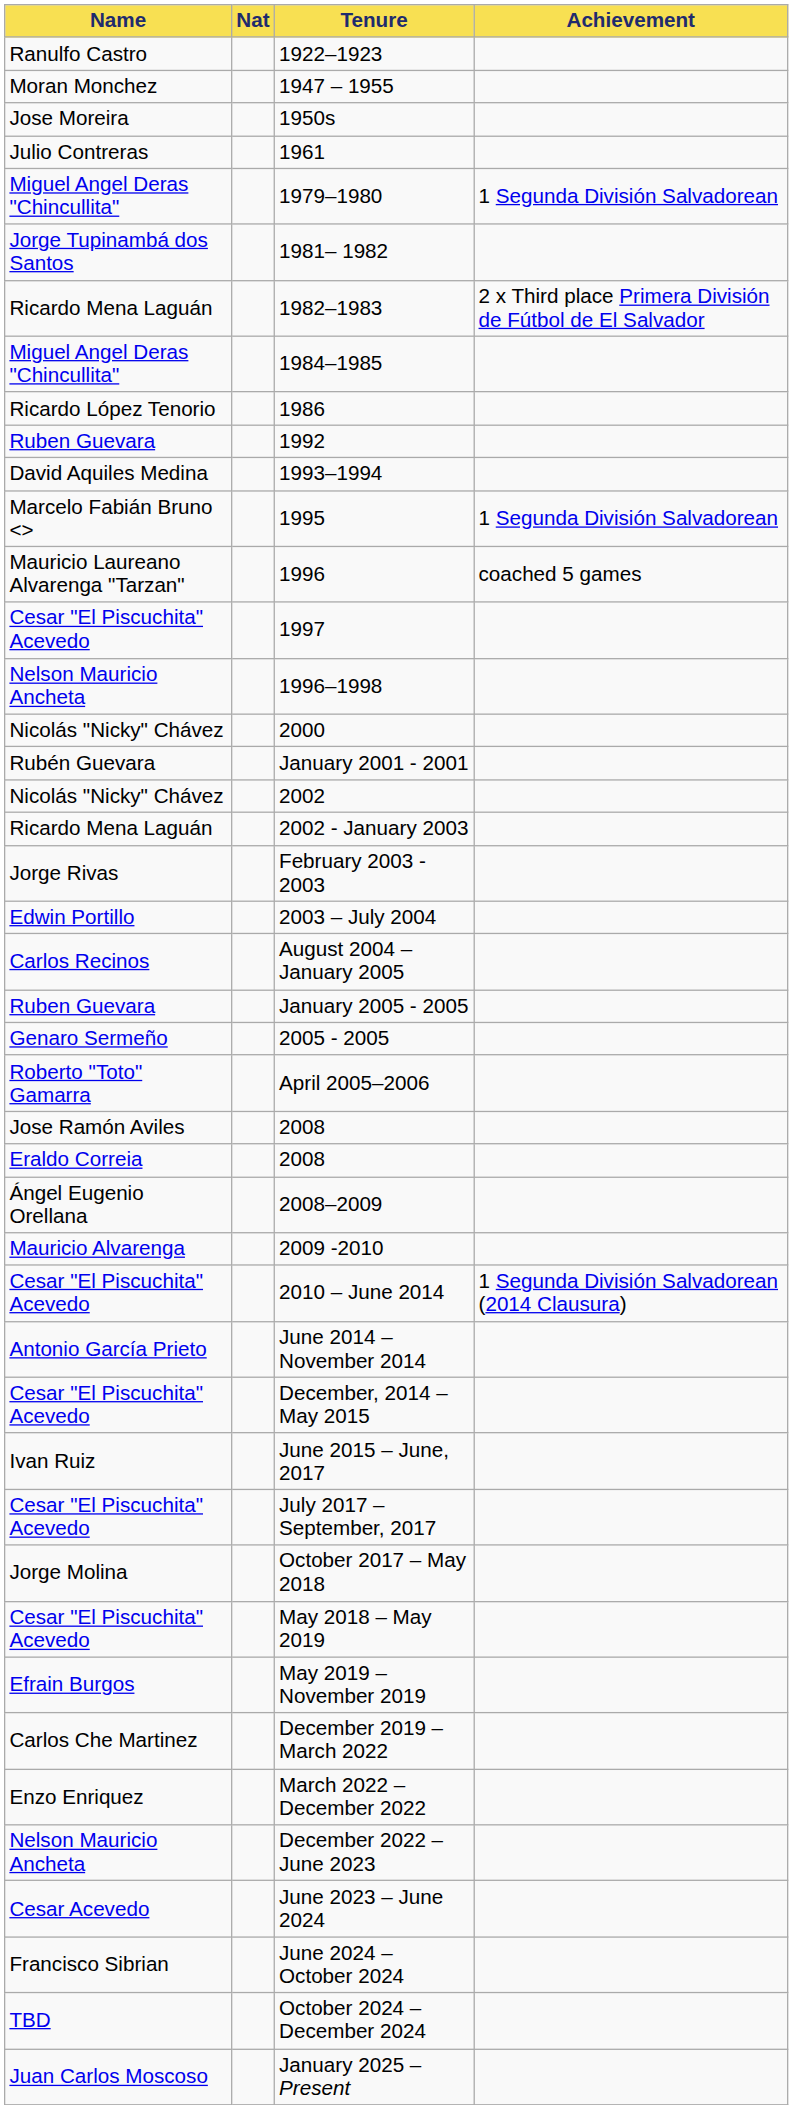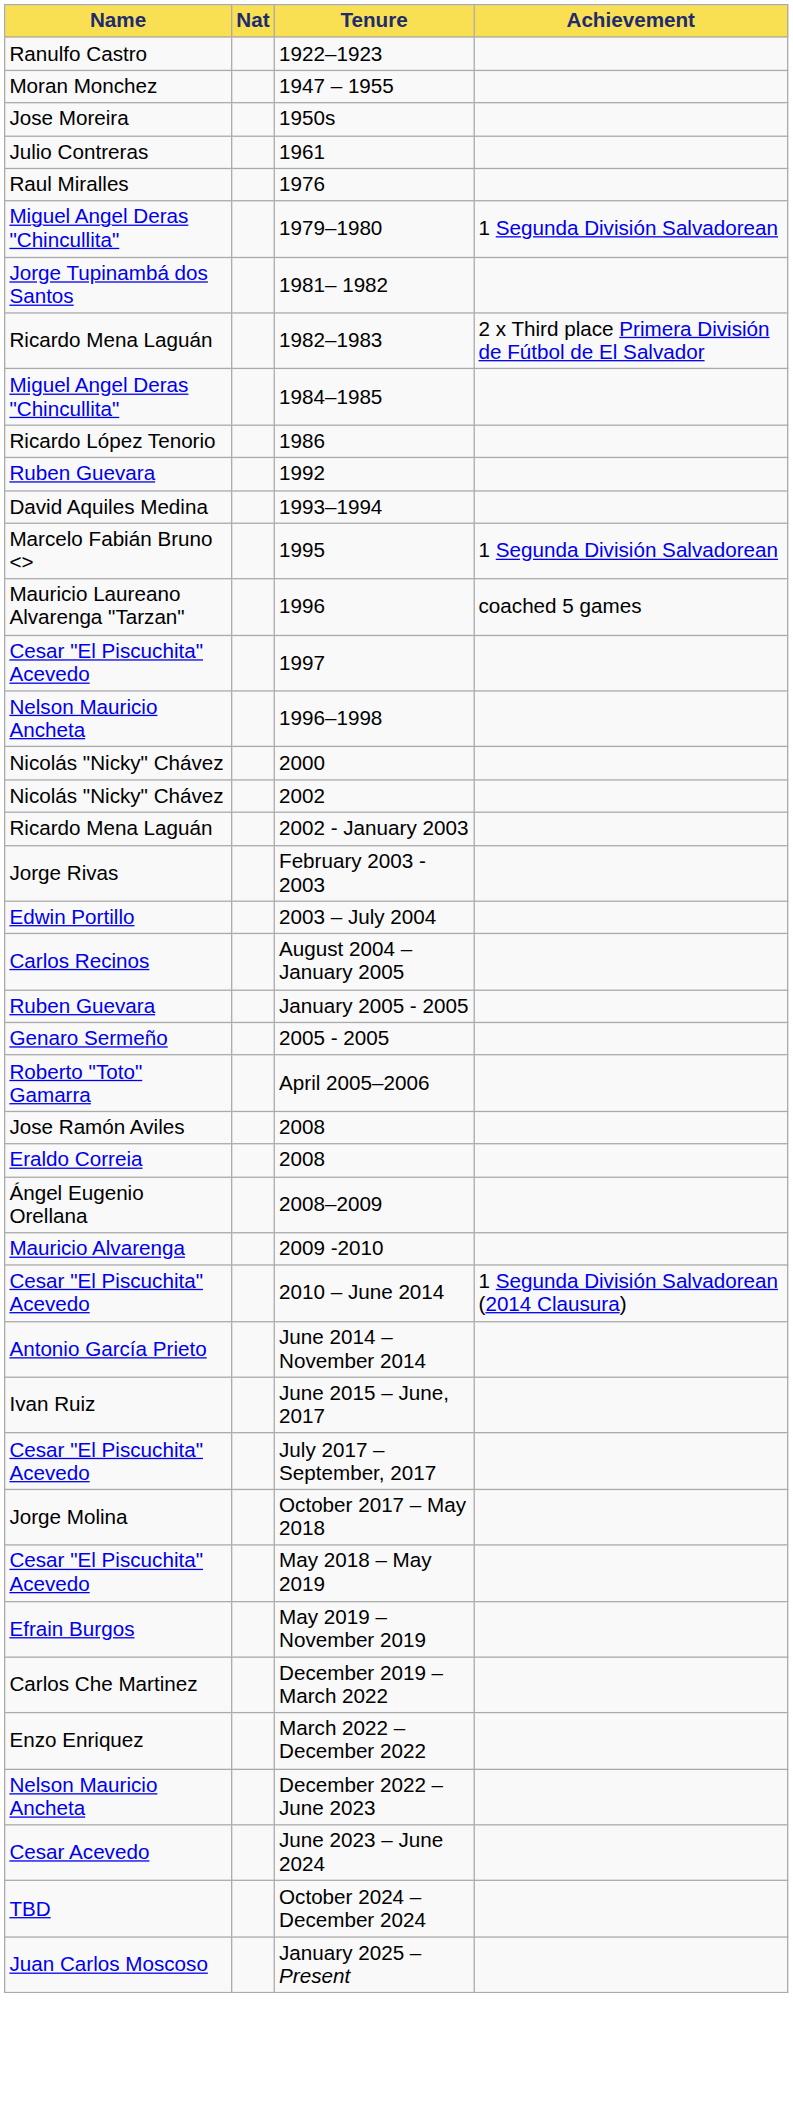+ row: (69, 184)
- row: (82, 763)
- row: (106, 1405)
- row: (89, 1964)
